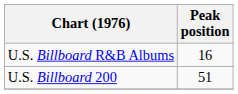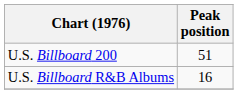rows swapped: (62, 77) <-> (91, 54)
